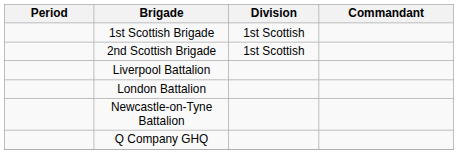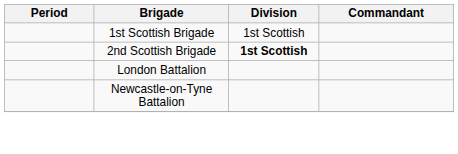(274, 51) normal -> (274, 51) bold
- row: (162, 70)
- row: (162, 139)
